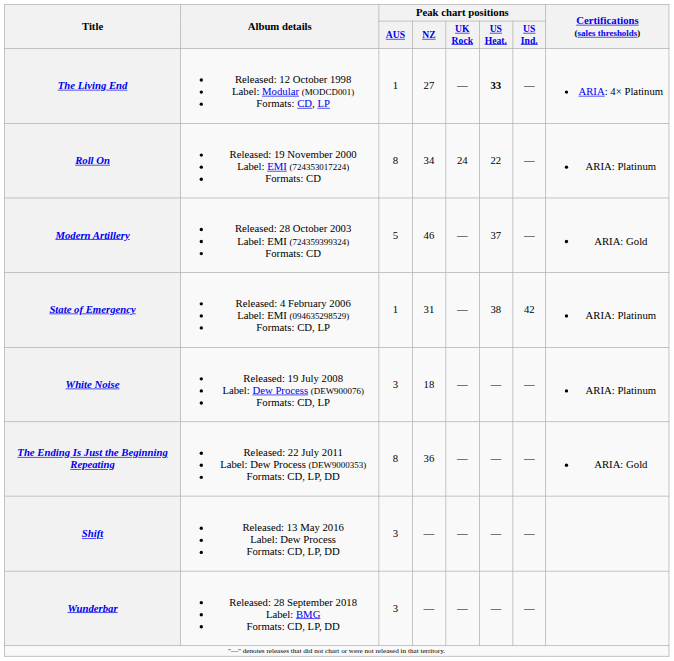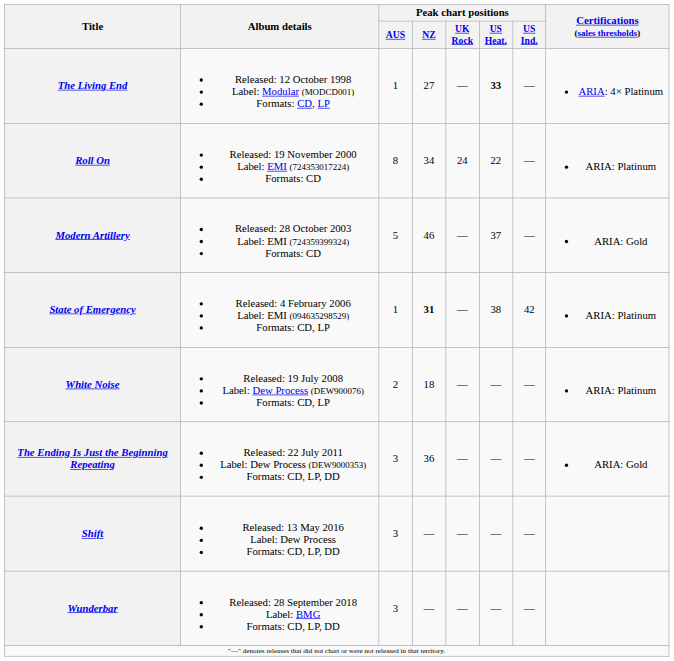(429, 309) normal -> (429, 309) bold
(395, 384) 3 -> (395, 384) 2
(395, 459) 8 -> (395, 459) 3
